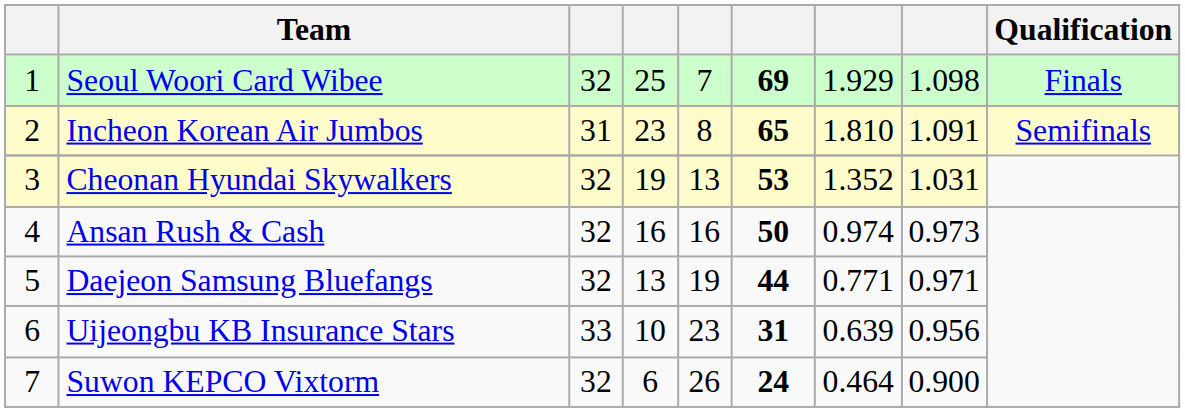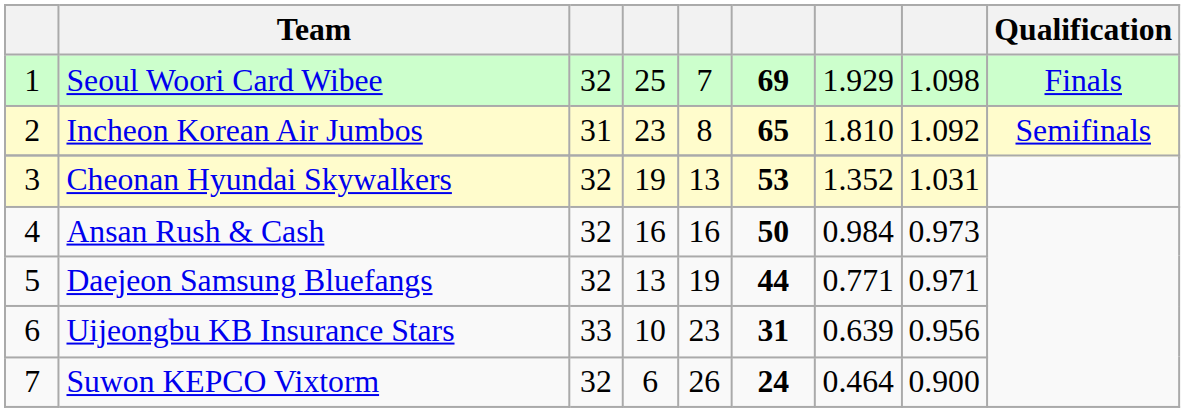(944, 130) 1.091 -> (944, 130) 1.092
(858, 230) 0.974 -> (858, 230) 0.984
